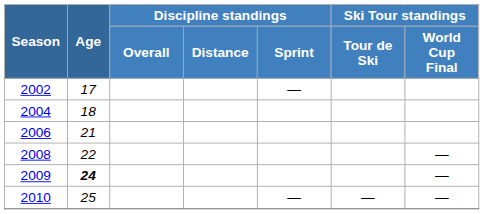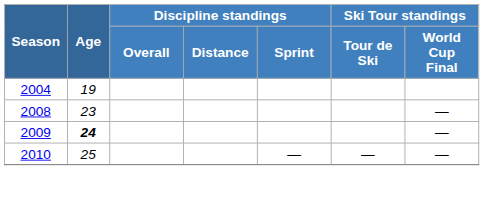- row: (36, 89)
(88, 111) 18 -> (88, 89) 19
- row: (36, 133)
(88, 154) 22 -> (88, 111) 23
